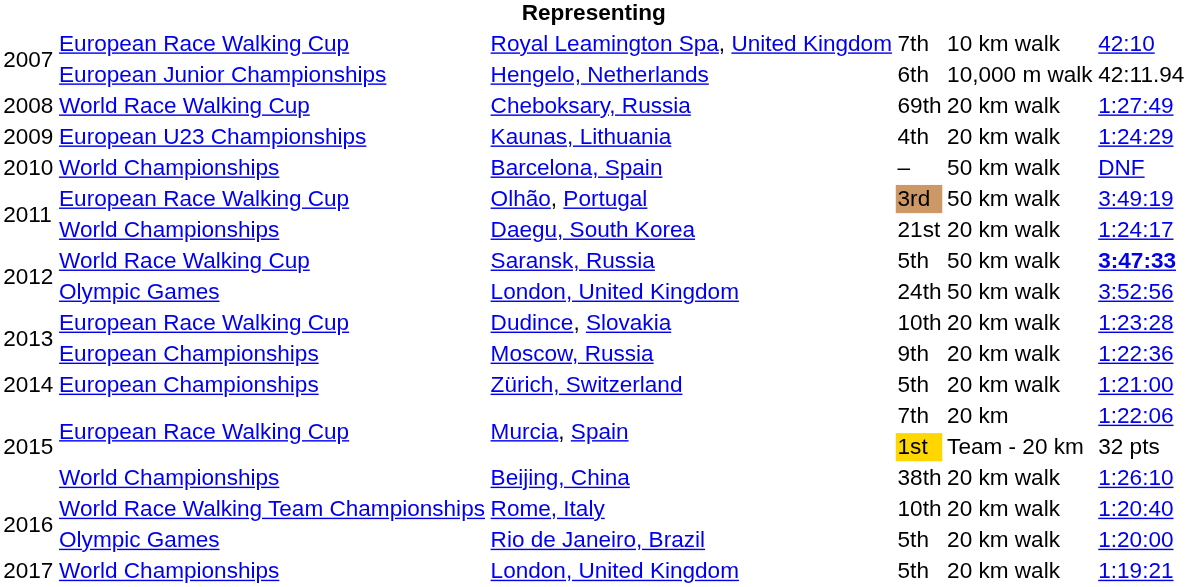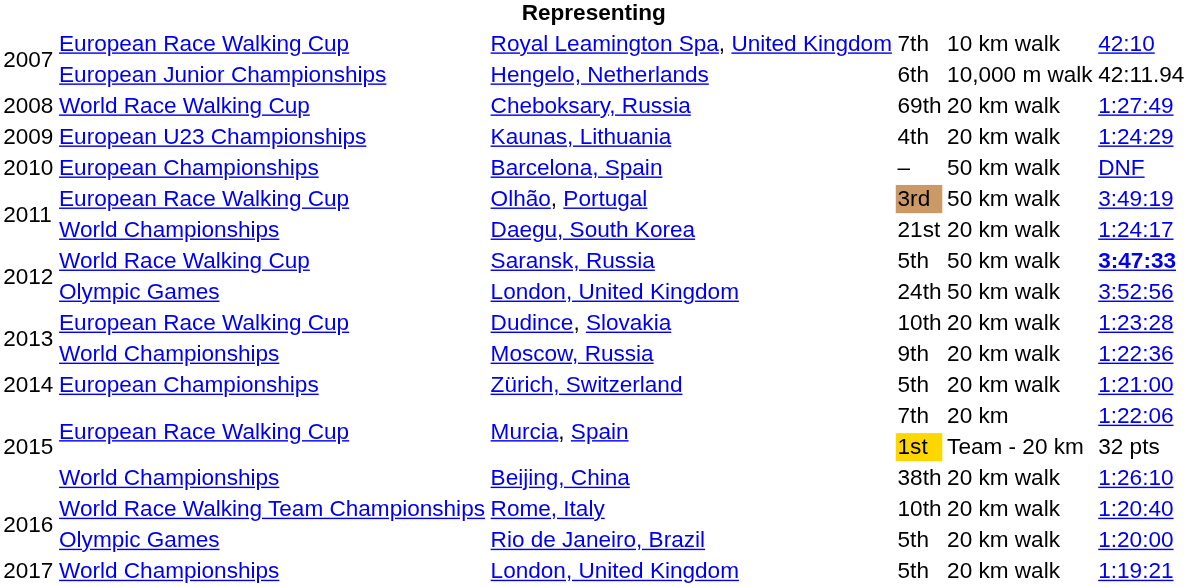(169, 167) World Championships -> (189, 167) European Championships
(189, 353) European Championships -> (169, 353) World Championships
